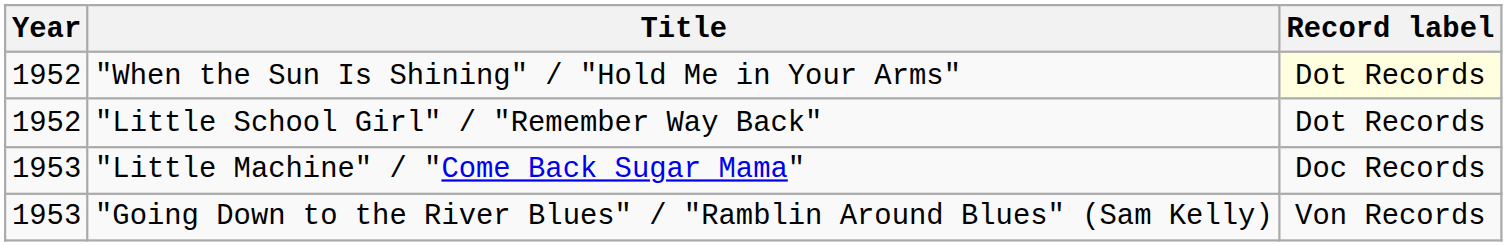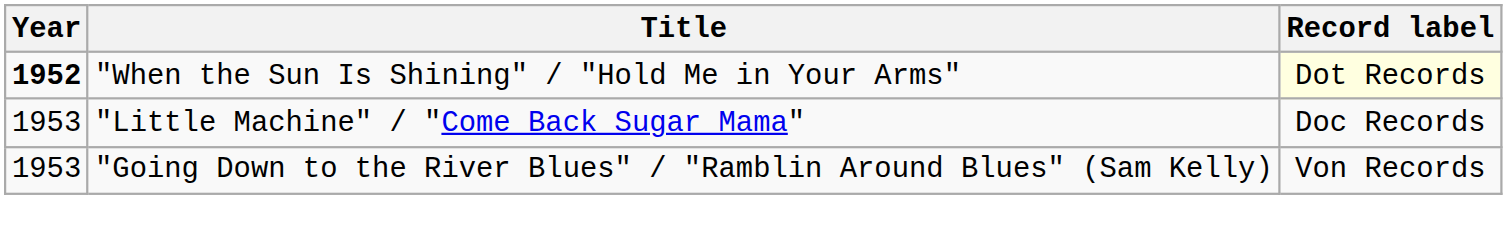(47, 76) normal -> (47, 76) bold
- row: (459, 123)
